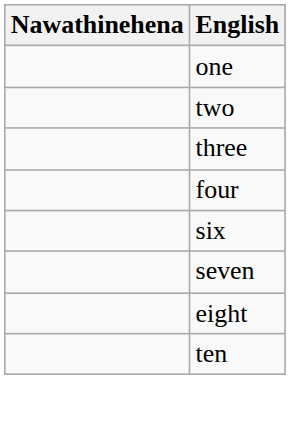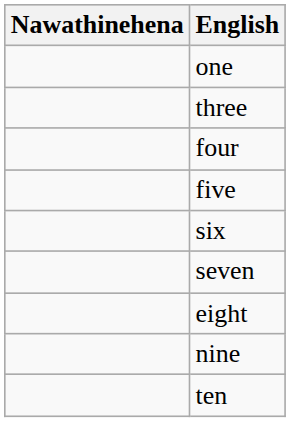- row: (215, 107)
+ row: (216, 189)
+ row: (218, 353)
